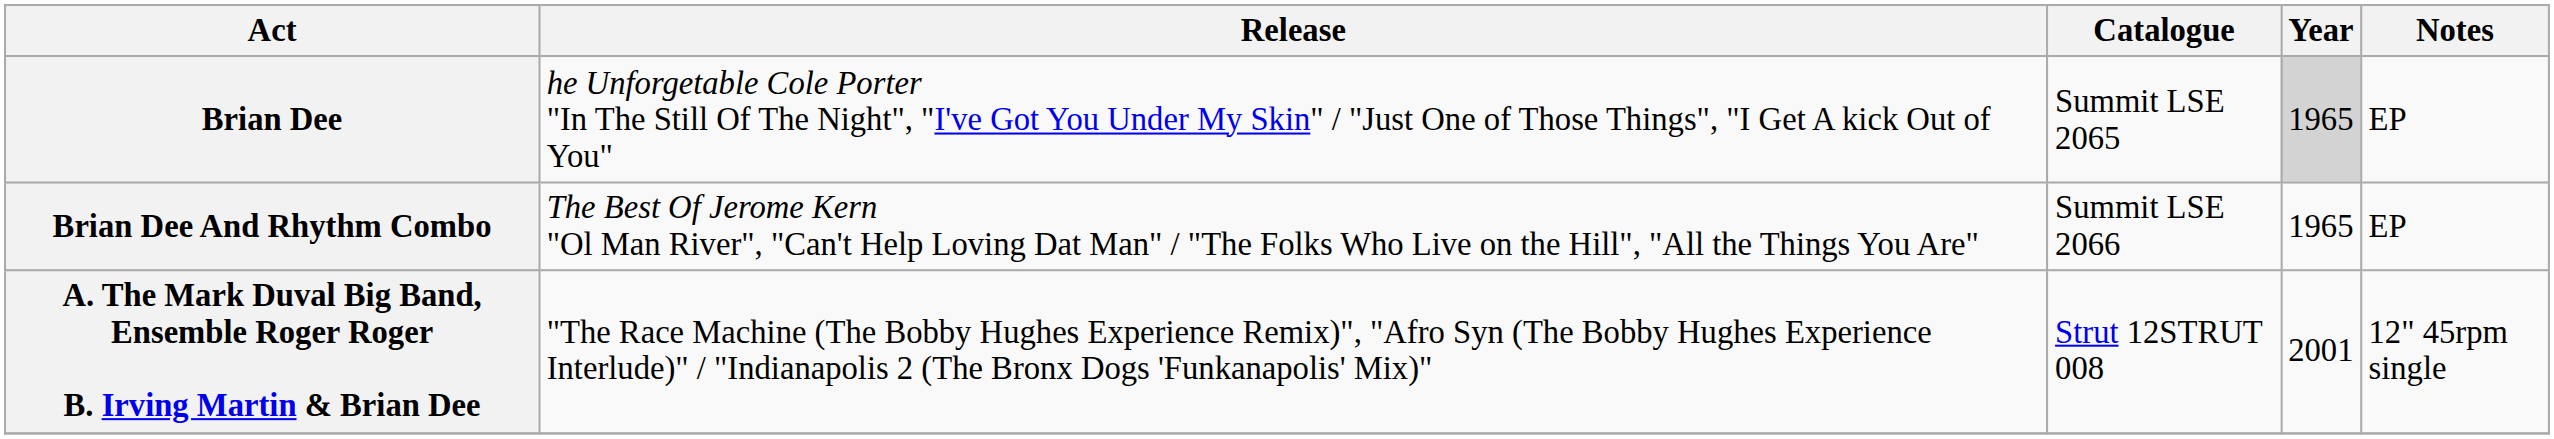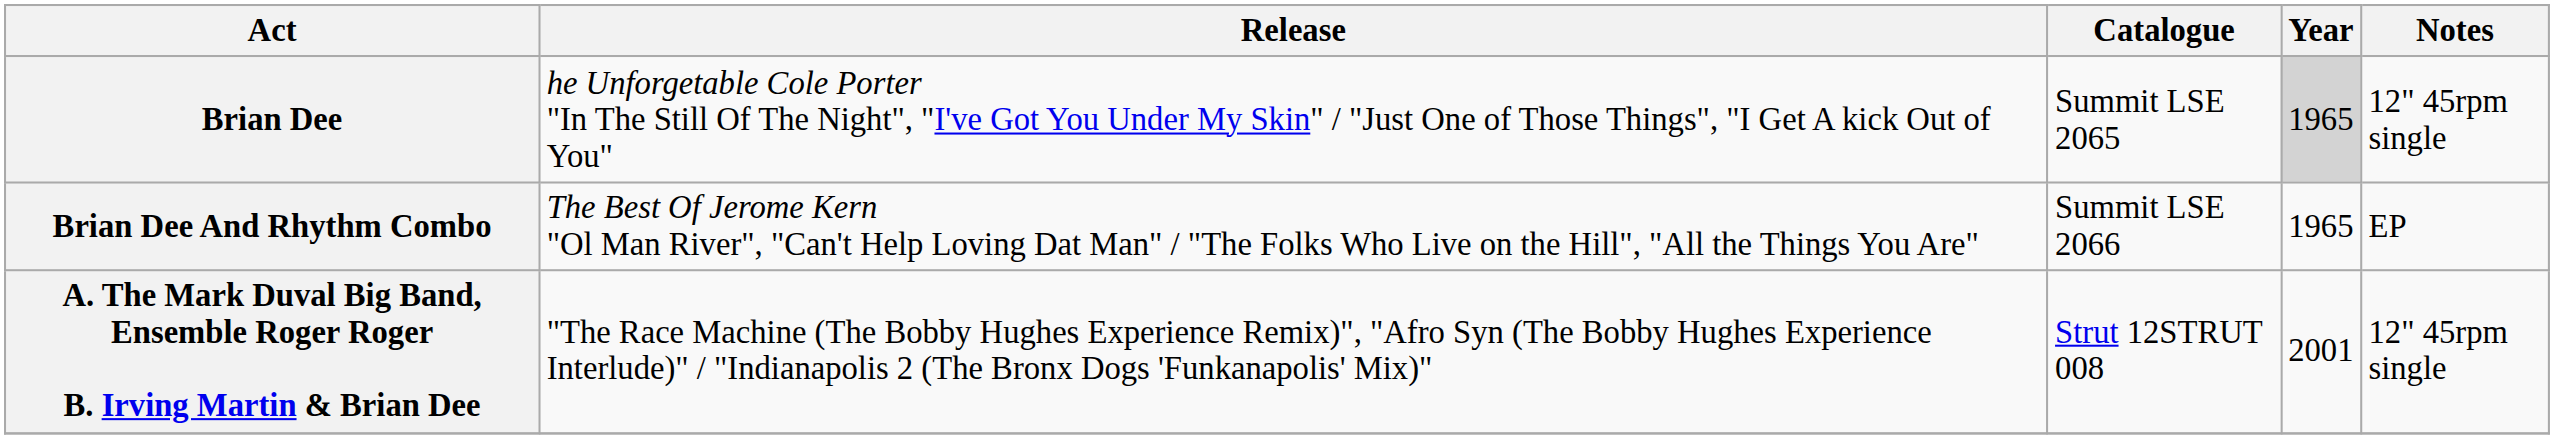(2388, 118) EP -> (2438, 118) 12" 45rpm single
